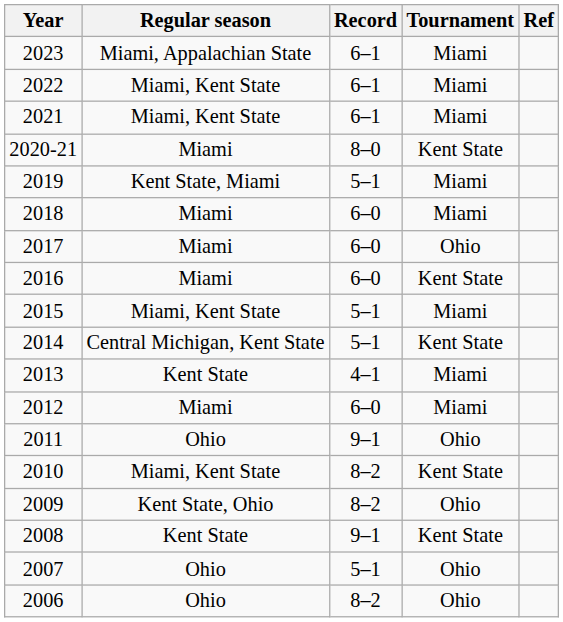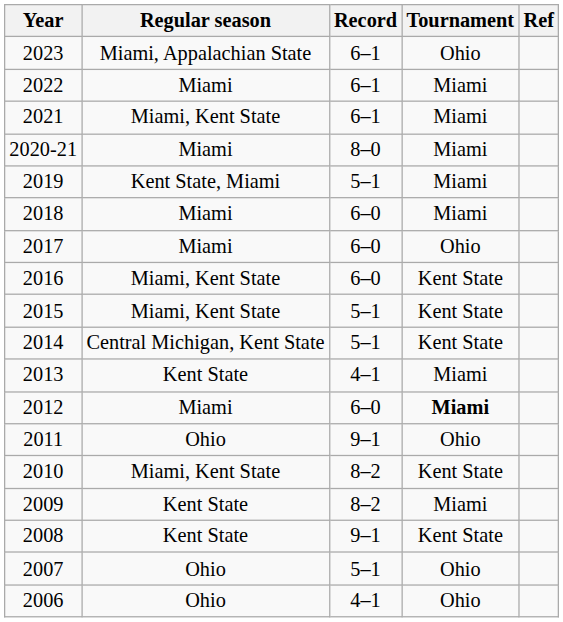(460, 52) Miami -> (460, 52) Ohio
(205, 85) Miami, Kent State -> (205, 85) Miami
(460, 149) Kent State -> (460, 149) Miami
(205, 278) Miami -> (205, 278) Miami, Kent State
(460, 310) Miami -> (460, 310) Kent State
(460, 407) normal -> (460, 407) bold
(205, 504) Kent State, Ohio -> (205, 504) Kent State
(460, 504) Ohio -> (460, 504) Miami
(366, 600) 8–2 -> (366, 600) 4–1
